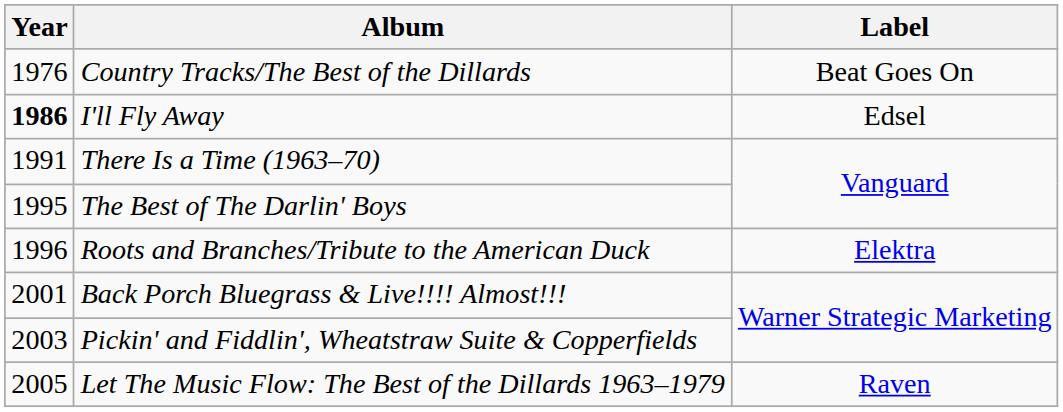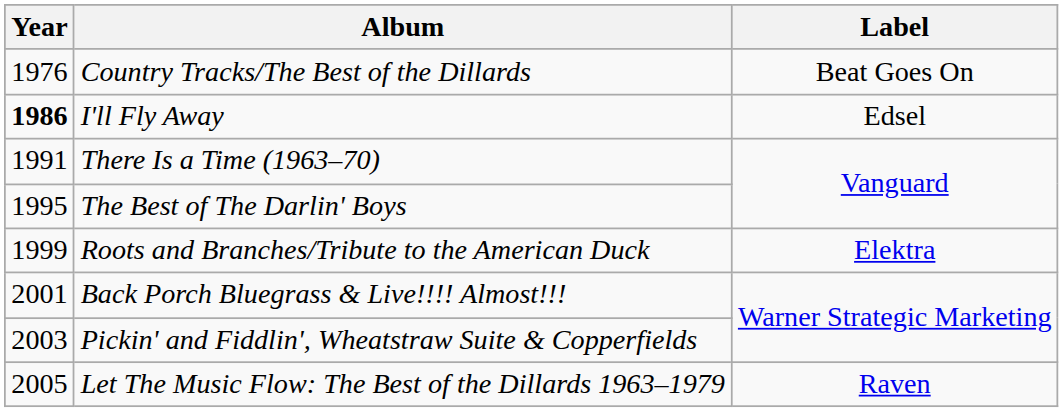(40, 250) 1996 -> (40, 250) 1999
